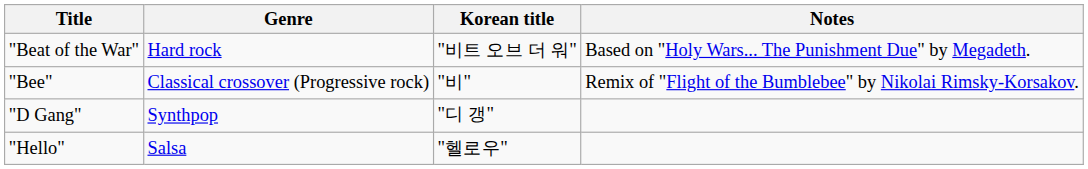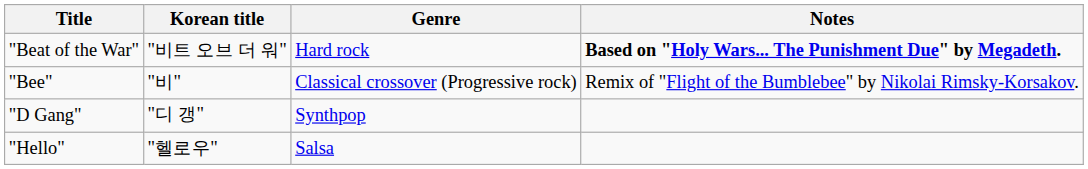columns swapped: (507, 19) <-> (288, 19)
(808, 49) normal -> (823, 49) bold
